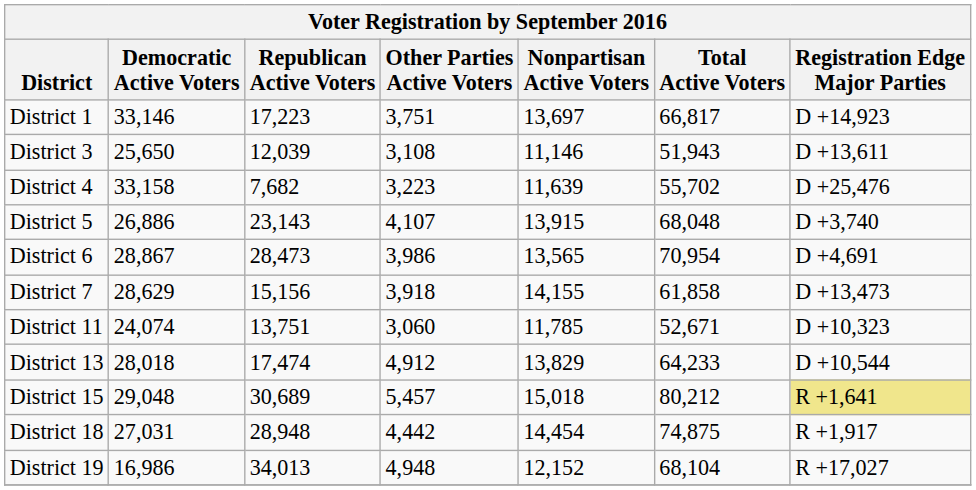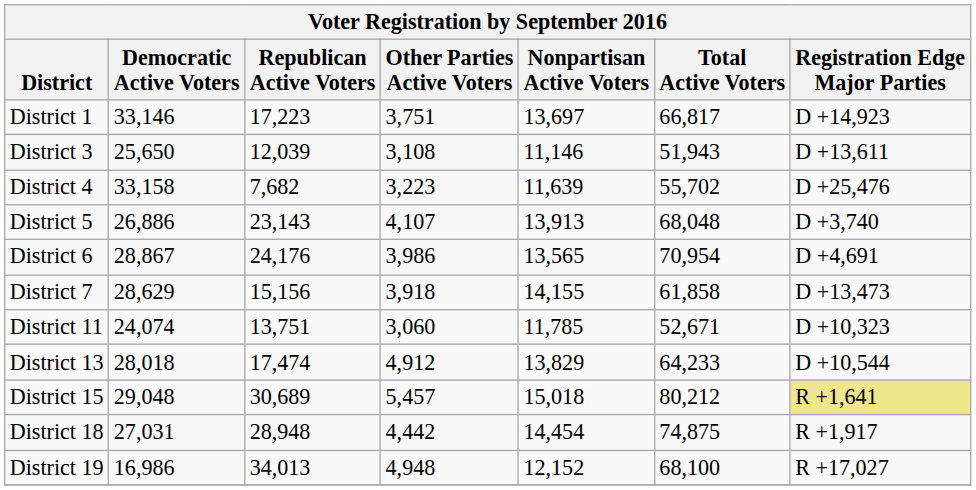(554, 221) 13,915 -> (554, 221) 13,913
(280, 256) 28,473 -> (280, 256) 24,176
(690, 467) 68,104 -> (690, 467) 68,100
